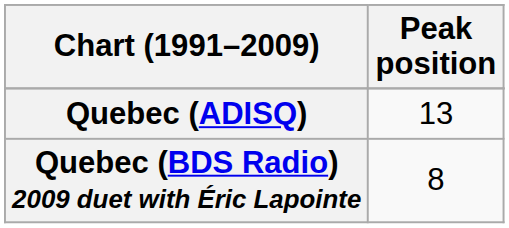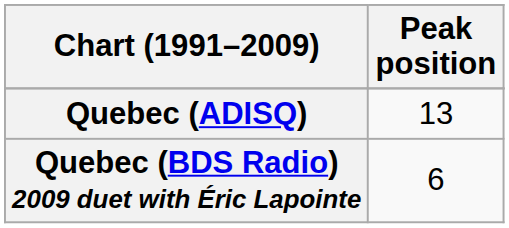(436, 179) 8 -> (436, 179) 6
